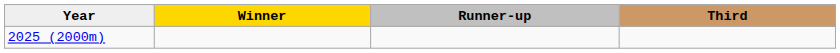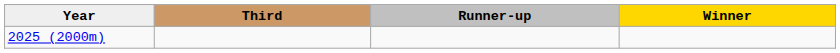columns swapped: (262, 16) <-> (727, 16)
